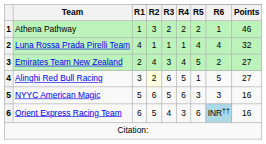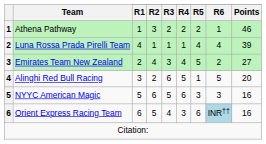(247, 46) 32 -> (247, 46) 39
(154, 79) lightyellow background -> (154, 79) no background
(247, 79) 27 -> (247, 79) 20
